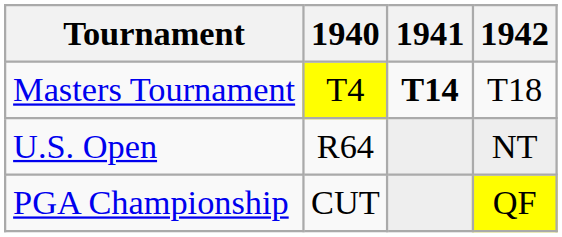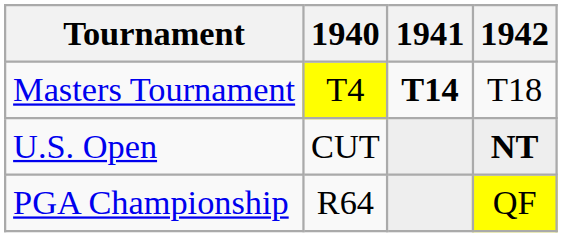(345, 146) R64 -> (345, 146) CUT
(515, 146) normal -> (515, 146) bold
(345, 202) CUT -> (345, 202) R64
